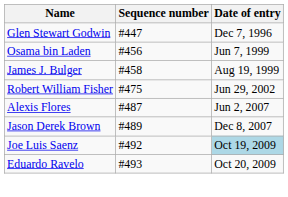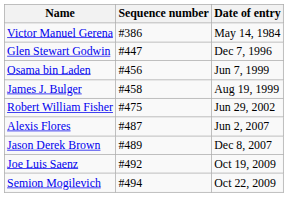+ row: (60, 32)
(245, 145) lightblue background -> (245, 164) no background
- row: (45, 164)
+ row: (54, 182)
